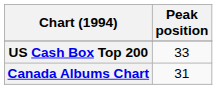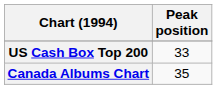(182, 73) 31 -> (182, 73) 35
